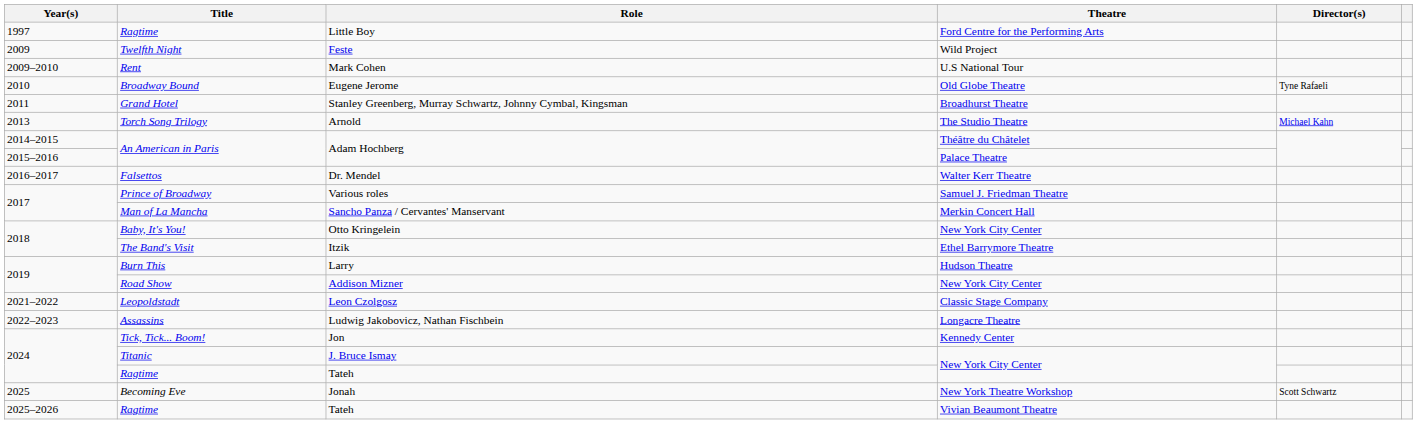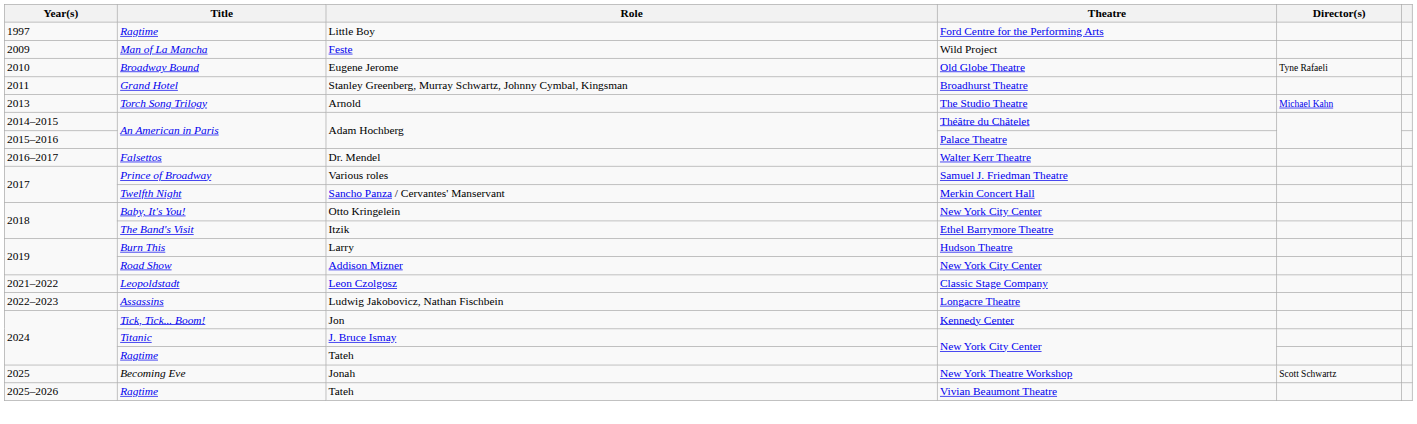(151, 49) Twelfth Night -> (164, 49) Man of La Mancha
- row: (357, 67)
(164, 211) Man of La Mancha -> (151, 193) Twelfth Night
